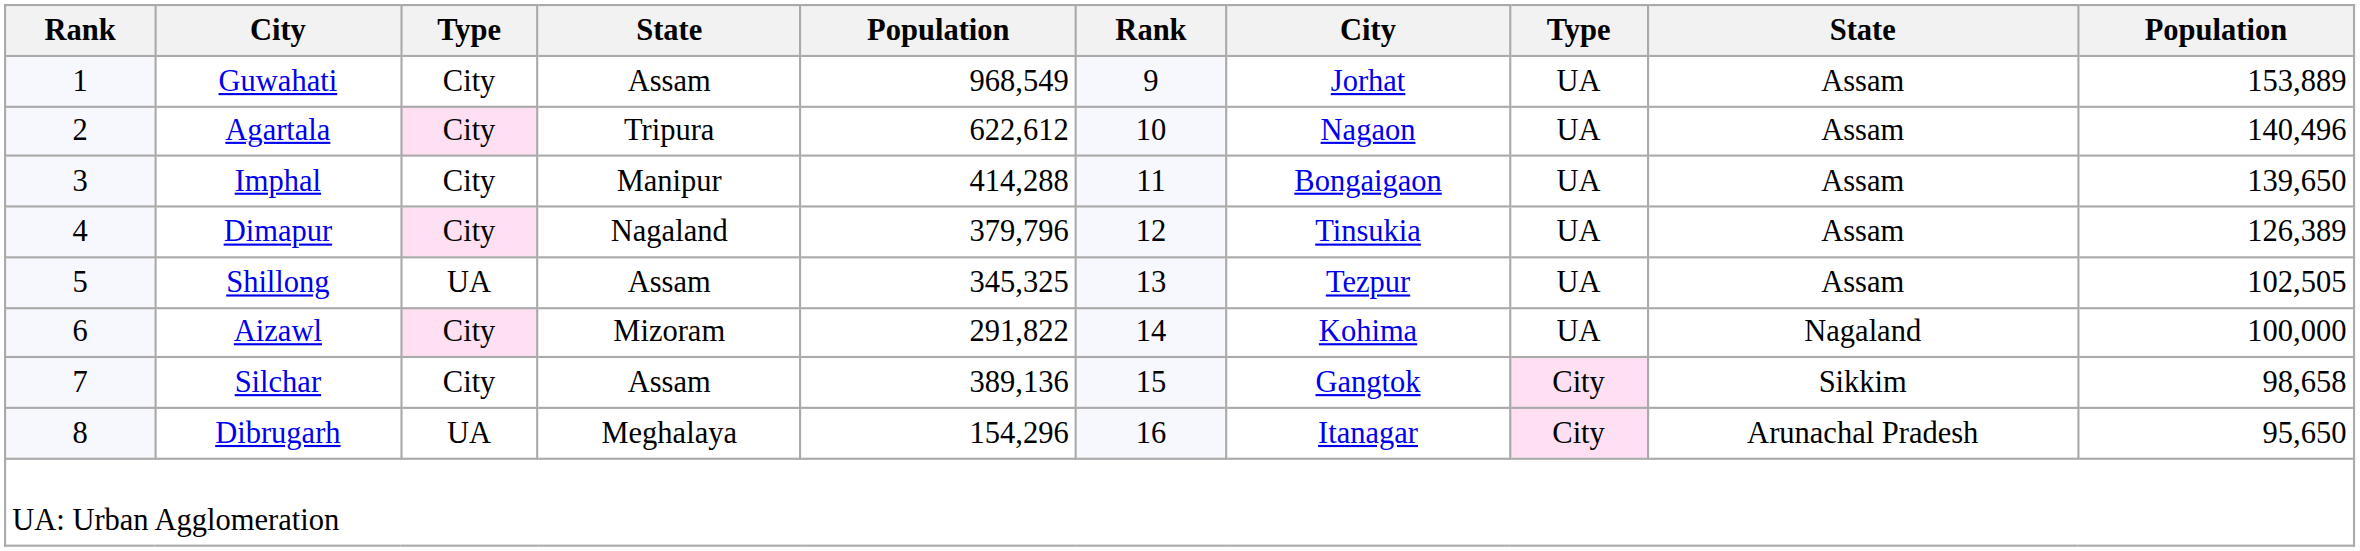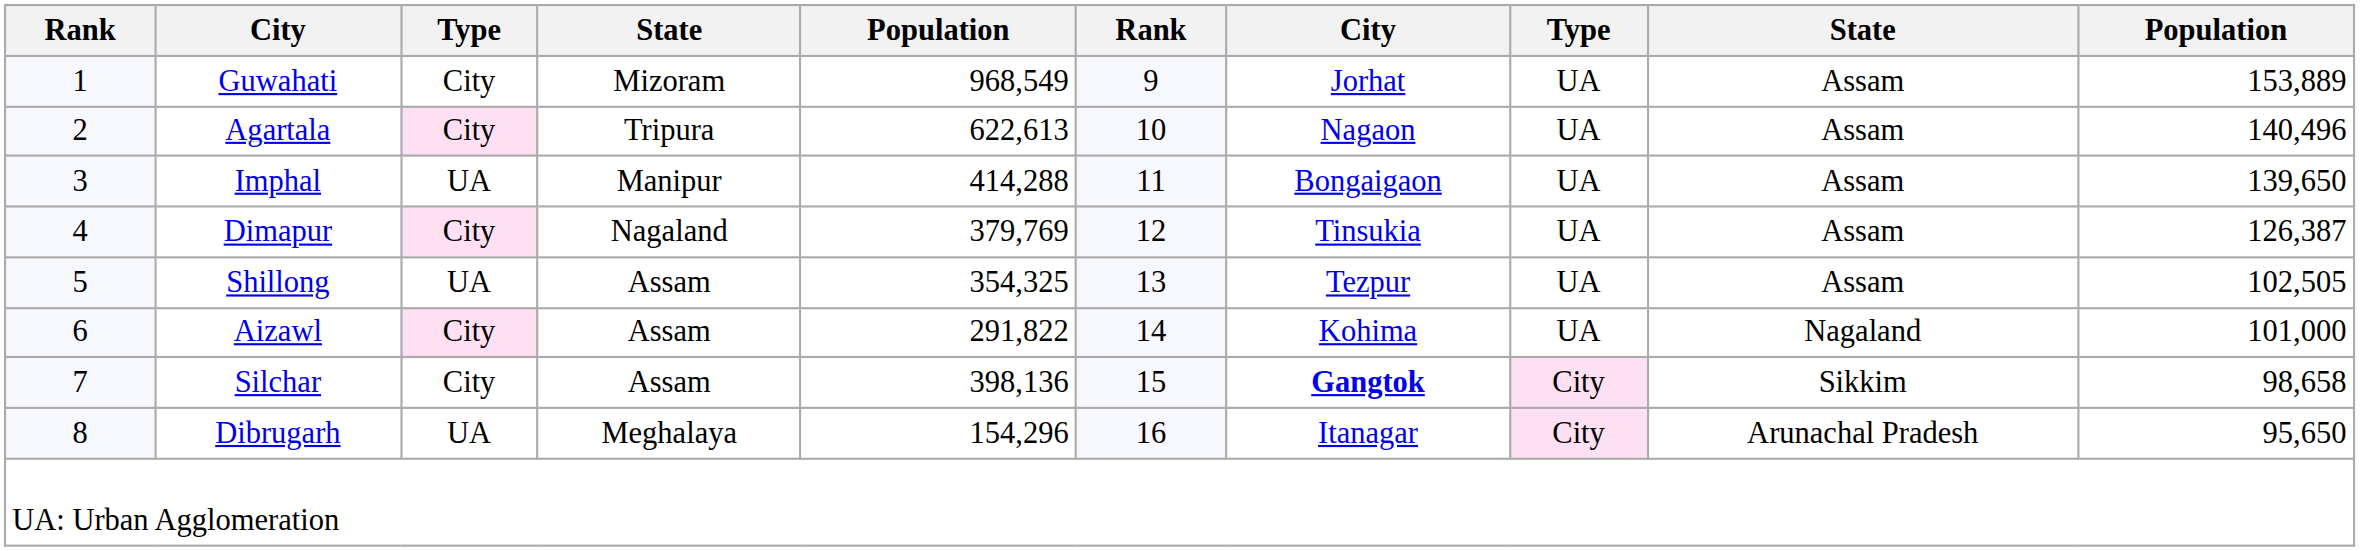(669, 80) Assam -> (669, 80) Mizoram
(1019, 130) 622,612 -> (1019, 130) 622,613
(469, 181) City -> (469, 181) UA
(1019, 231) 379,796 -> (1019, 231) 379,769
(2297, 231) 126,389 -> (2297, 231) 126,387
(1019, 281) 345,325 -> (1019, 281) 354,325
(669, 332) Mizoram -> (669, 332) Assam
(2297, 332) 100,000 -> (2297, 332) 101,000
(1019, 382) 389,136 -> (1019, 382) 398,136
(1368, 382) normal -> (1368, 382) bold
